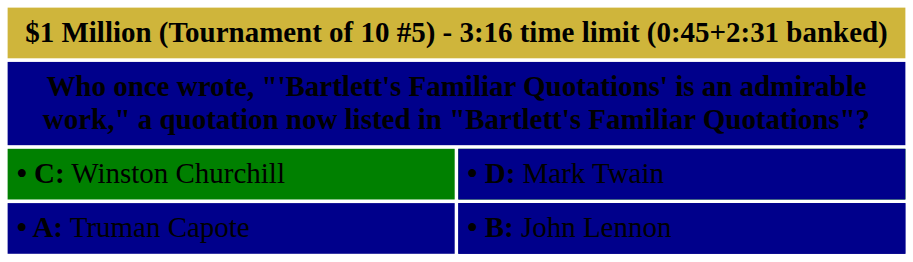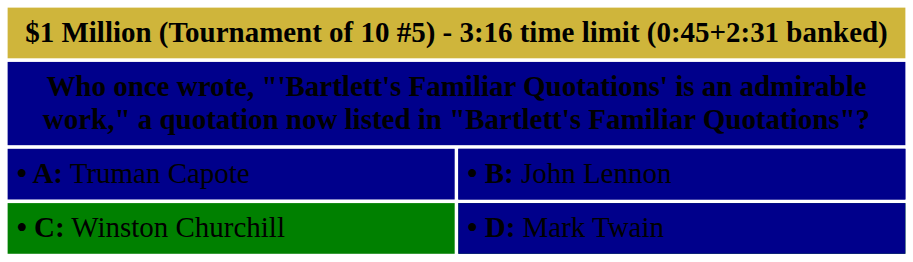rows swapped: (133, 228) <-> (151, 173)
